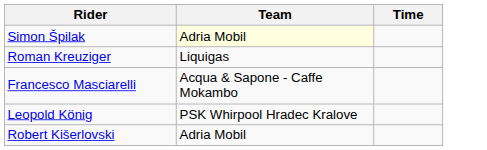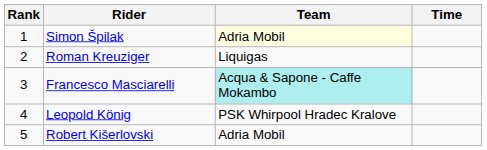+ column: (24, 15)
(251, 85) no background -> (290, 85) paleturquoise background
